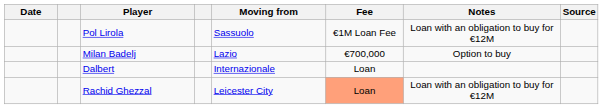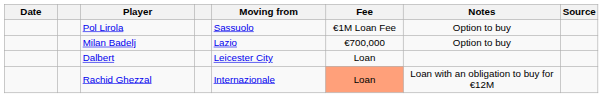(482, 33) Loan with an obligation to buy for €12M -> (482, 27) Option to buy
(244, 69) Internazionale -> (243, 58) Leicester City
(243, 90) Leicester City -> (244, 79) Internazionale
